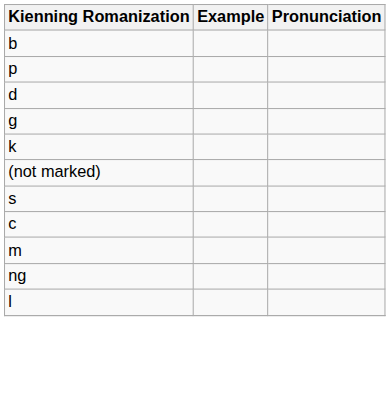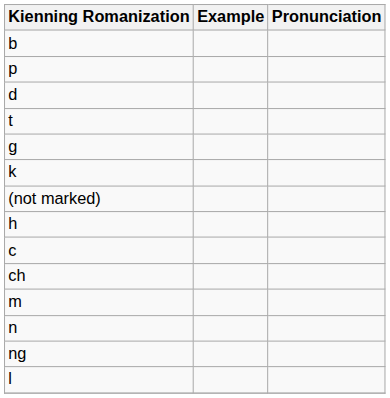+ row: (11, 120)
- row: (12, 198)
+ row: (13, 224)
+ row: (17, 276)
+ row: (13, 328)
